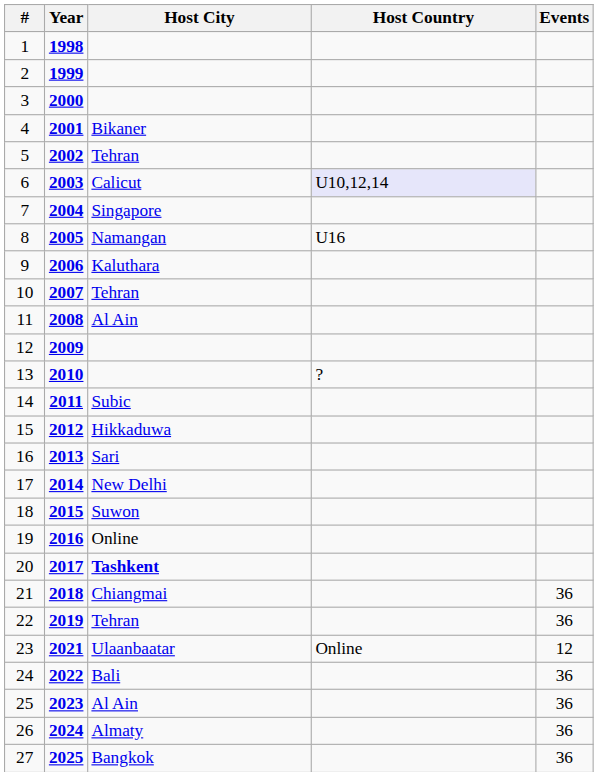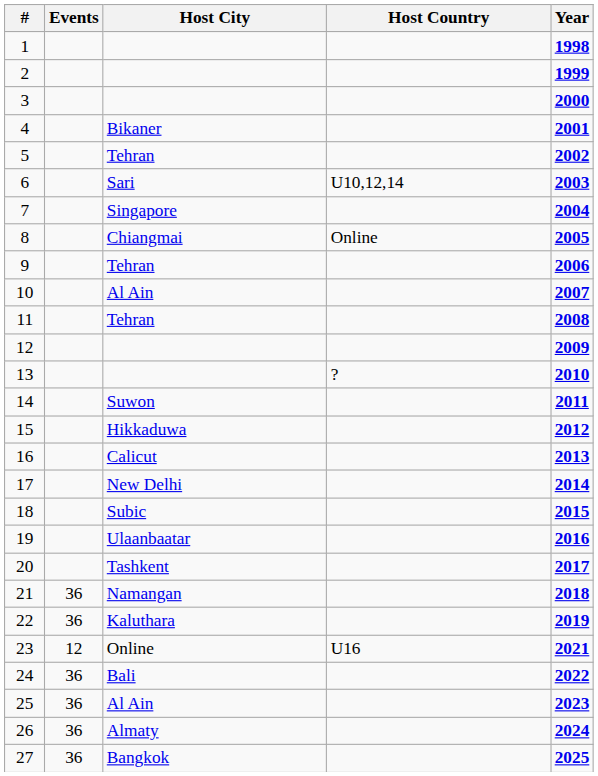columns swapped: (66, 18) <-> (564, 18)
(116, 182) Calicut -> (121, 182) Sari
(352, 182) lavender background -> (367, 182) no background
(129, 237) Namangan -> (145, 237) Chiangmai
(330, 237) U16 -> (354, 237) Online
(125, 264) Kaluthara -> (131, 264) Tehran
(115, 292) Tehran -> (130, 292) Al Ain
(115, 319) Al Ain -> (131, 319) Tehran
(111, 401) Subic -> (131, 401) Suwon
(105, 456) Sari -> (132, 456) Calicut
(115, 511) Suwon -> (126, 511) Subic
(115, 538) Online -> (149, 538) Ulaanbaatar
(125, 566) bold -> (138, 566) normal
(129, 593) Chiangmai -> (144, 593) Namangan
(115, 621) Tehran -> (141, 621) Kaluthara
(133, 648) Ulaanbaatar -> (130, 648) Online
(339, 648) Online -> (346, 648) U16
